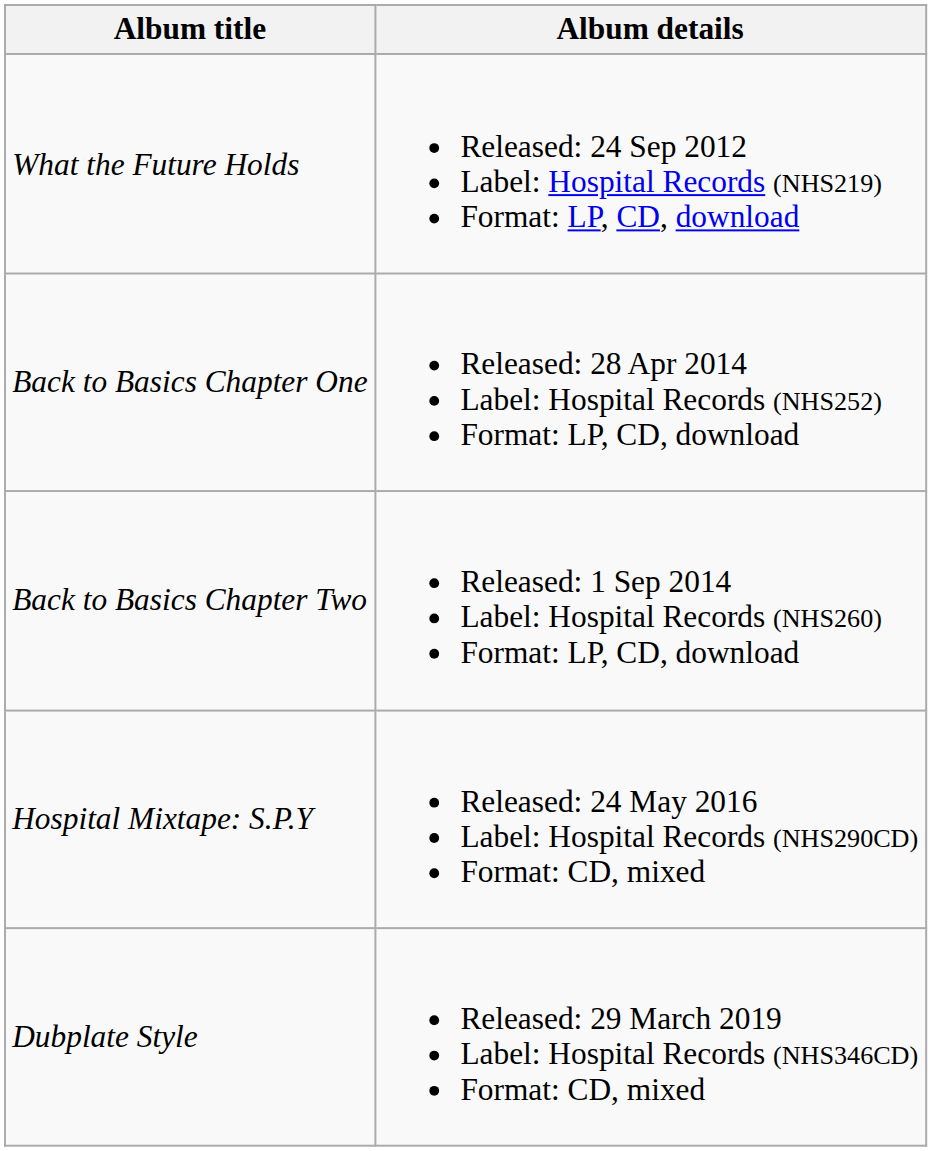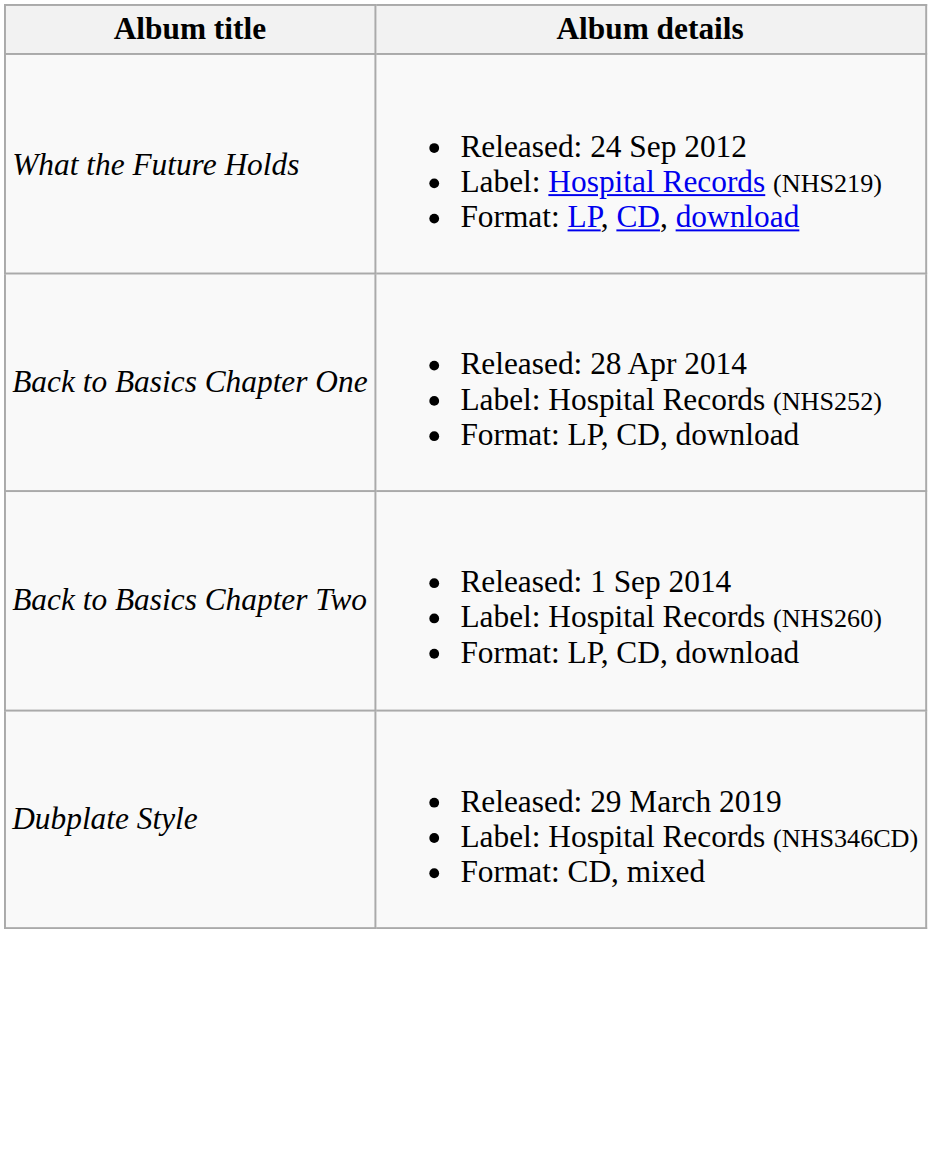- row: (163, 818)
